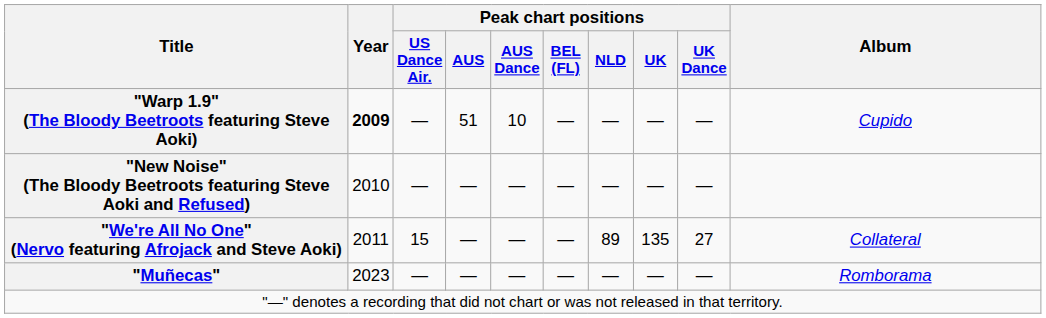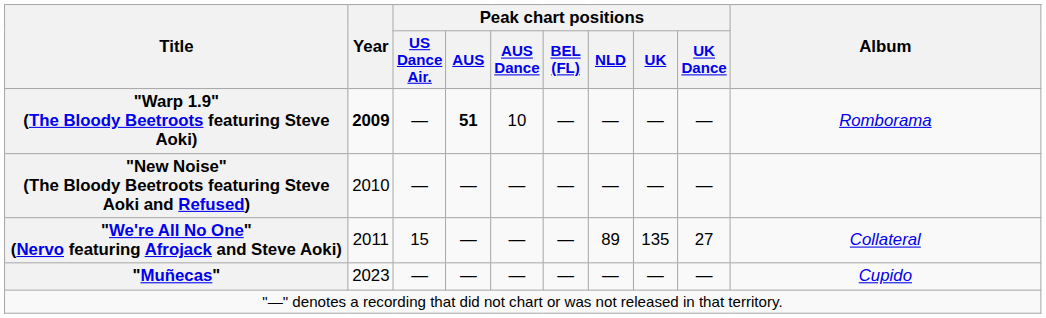(468, 120) normal -> (468, 120) bold
(885, 120) Cupido -> (885, 120) Romborama
(885, 276) Romborama -> (885, 276) Cupido
